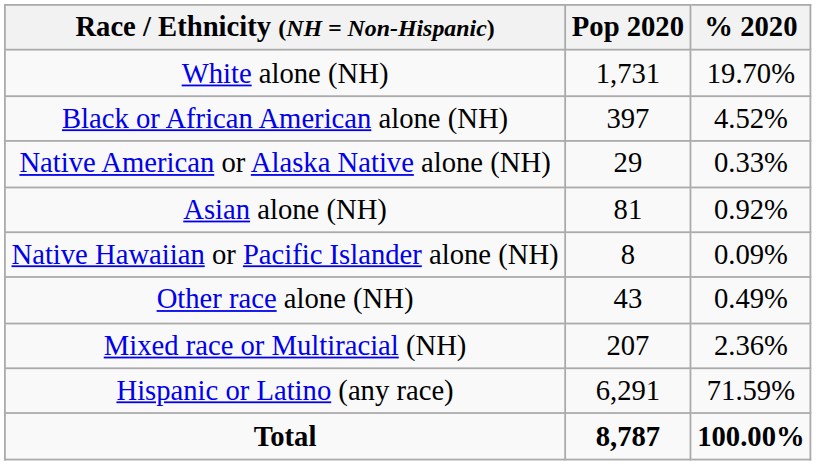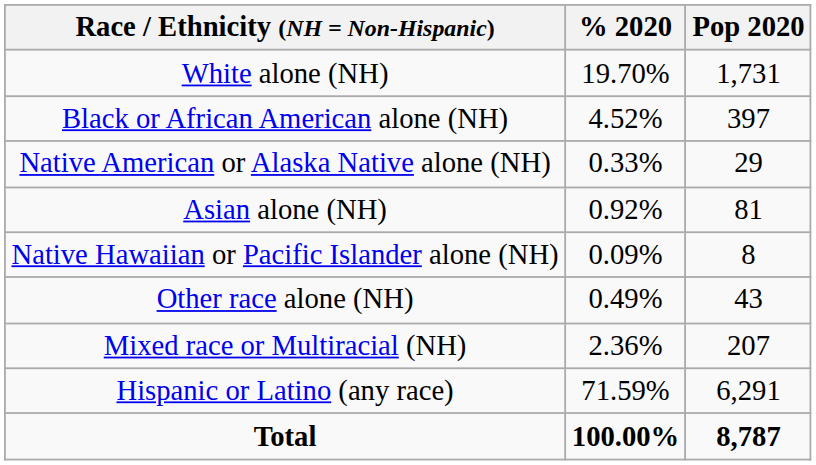columns swapped: (628, 27) <-> (751, 27)
